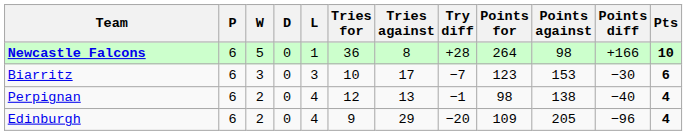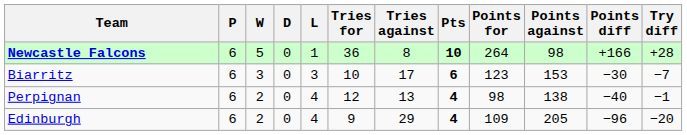columns swapped: (458, 23) <-> (666, 23)
